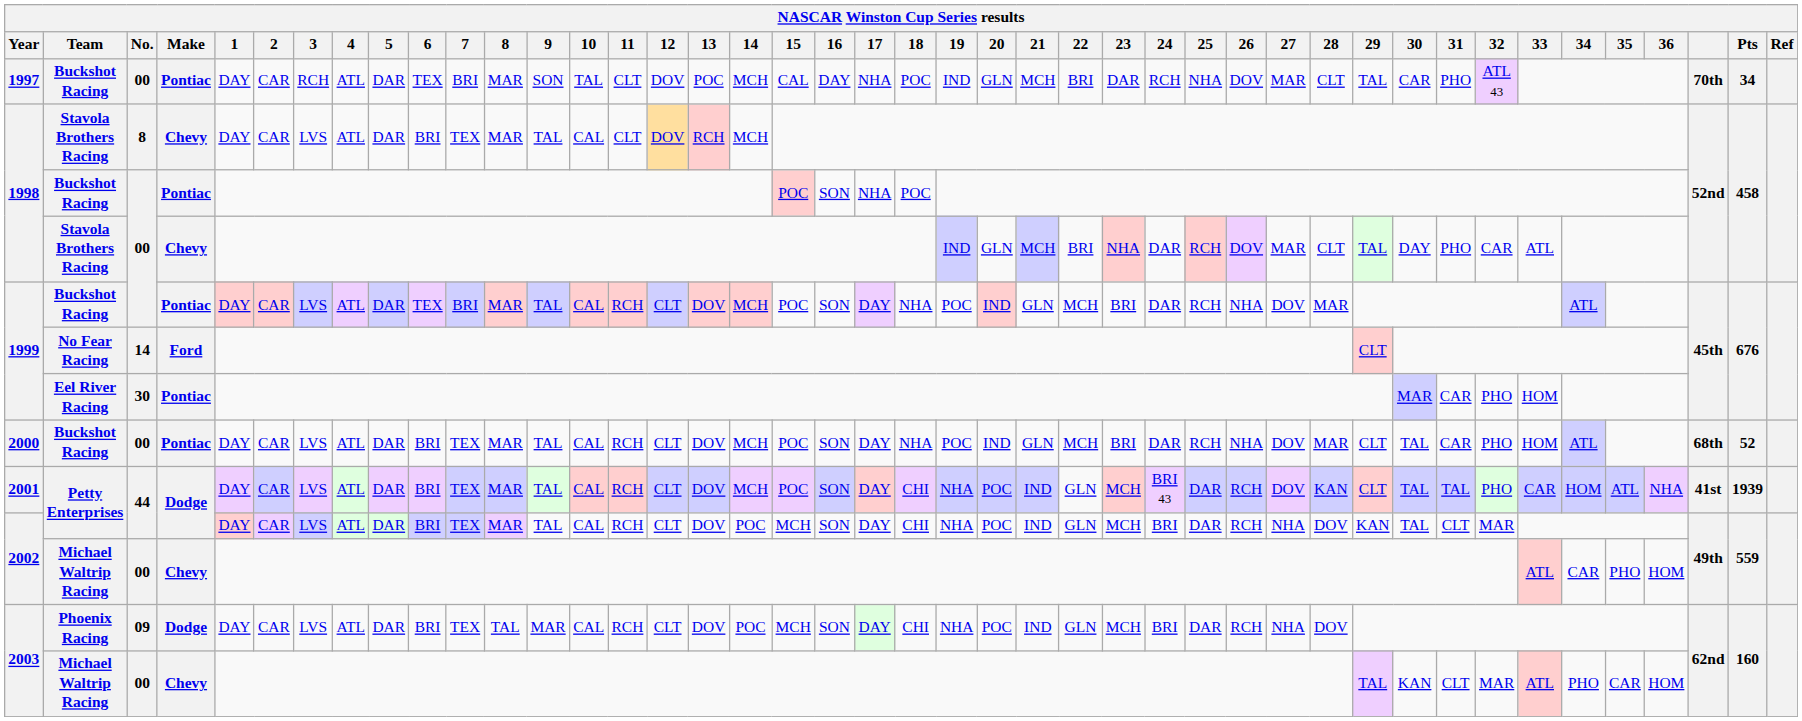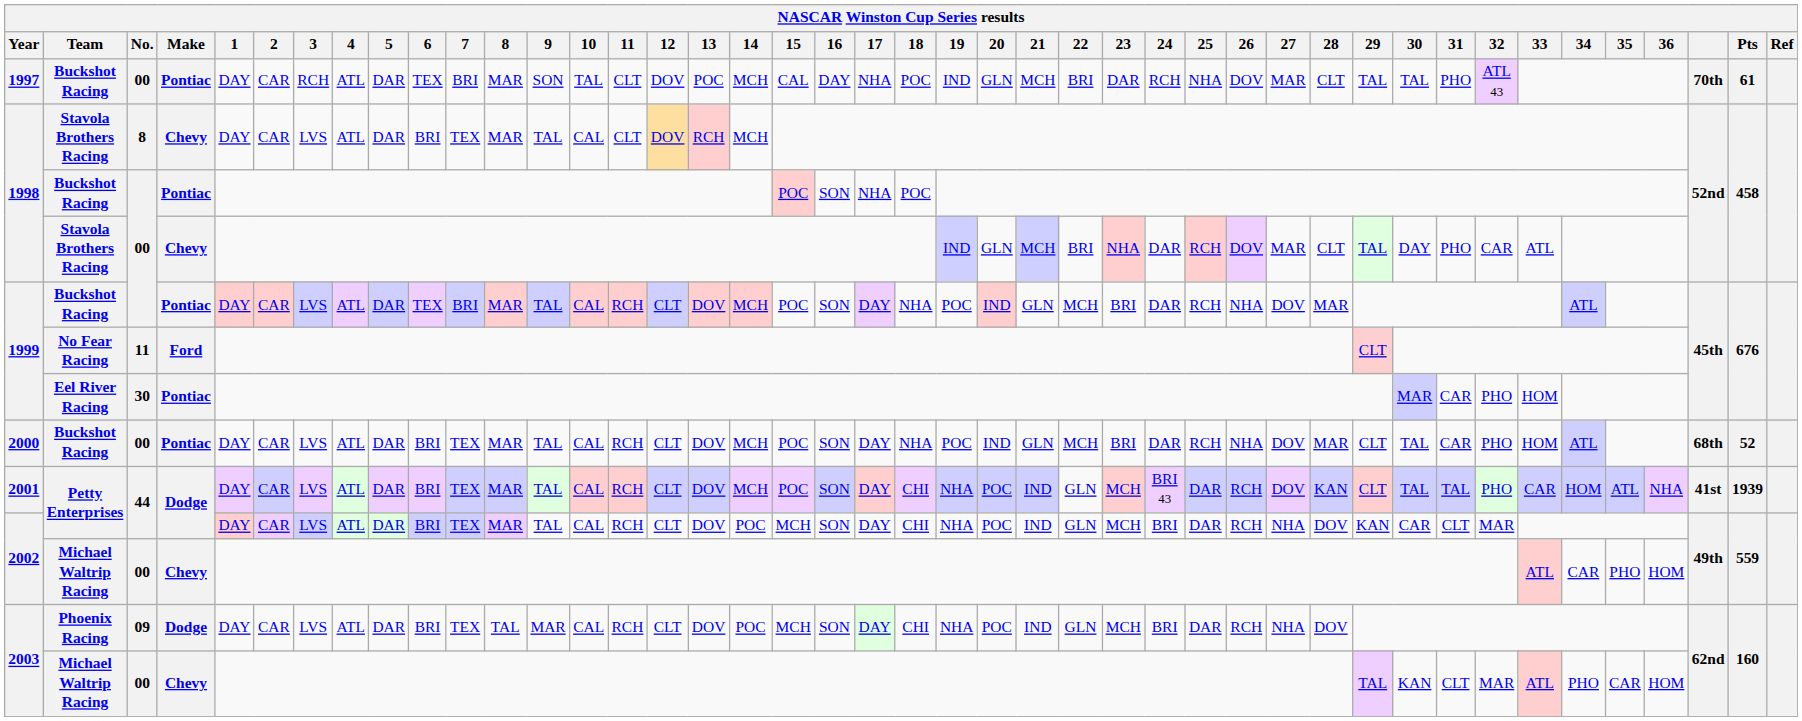(1415, 81) CAR -> (1415, 81) TAL
(1747, 81) 34 -> (1747, 81) 61
(142, 350) 14 -> (142, 350) 11
(1415, 525) TAL -> (1415, 525) CAR
